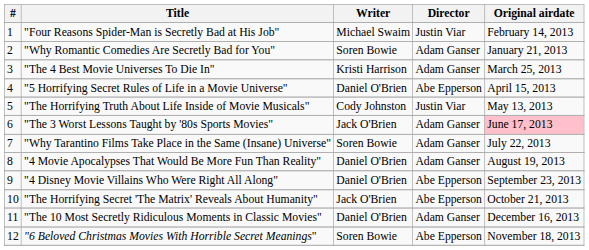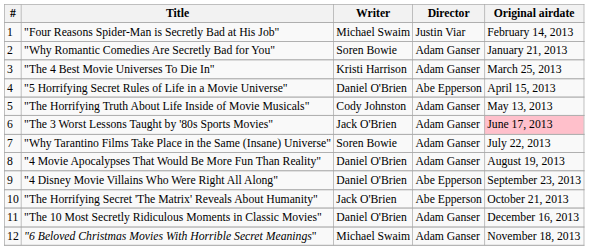(440, 106) Justin Viar -> (448, 106) Adam Ganser
(367, 236) Soren Bowie -> (373, 236) Michael Swaim
(449, 236) Abe Epperson -> (448, 236) Adam Ganser
